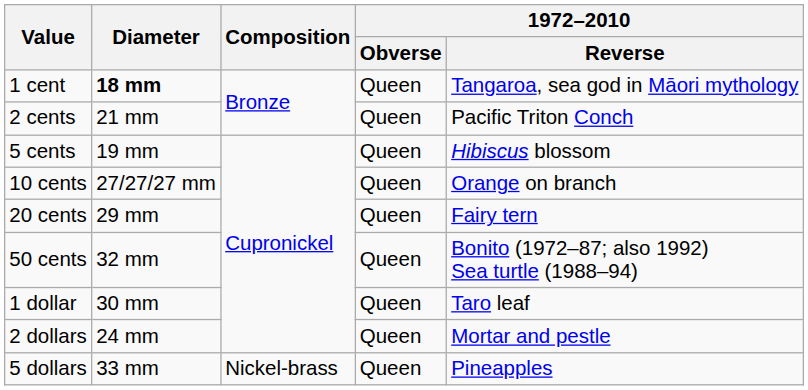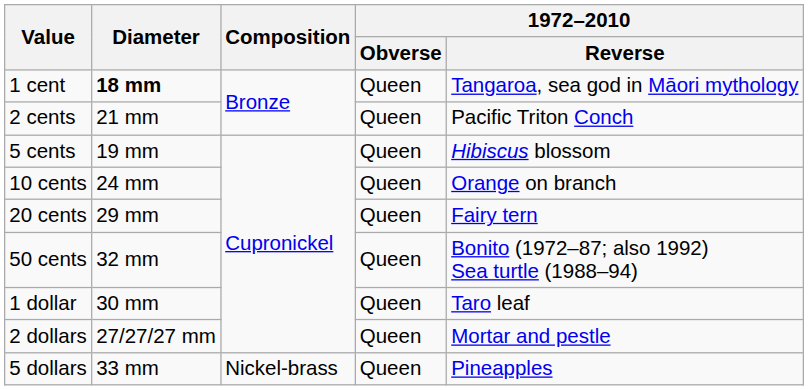(156, 183) 27/27/27 mm -> (128, 183) 24 mm
(128, 336) 24 mm -> (156, 336) 27/27/27 mm
